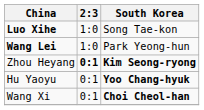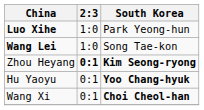(140, 30) Song Tae-kon -> (146, 30) Park Yeong-hun
(146, 46) Park Yeong-hun -> (140, 46) Song Tae-kon
